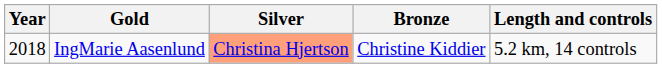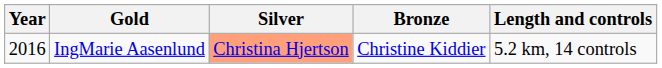(27, 48) 2018 -> (27, 48) 2016
